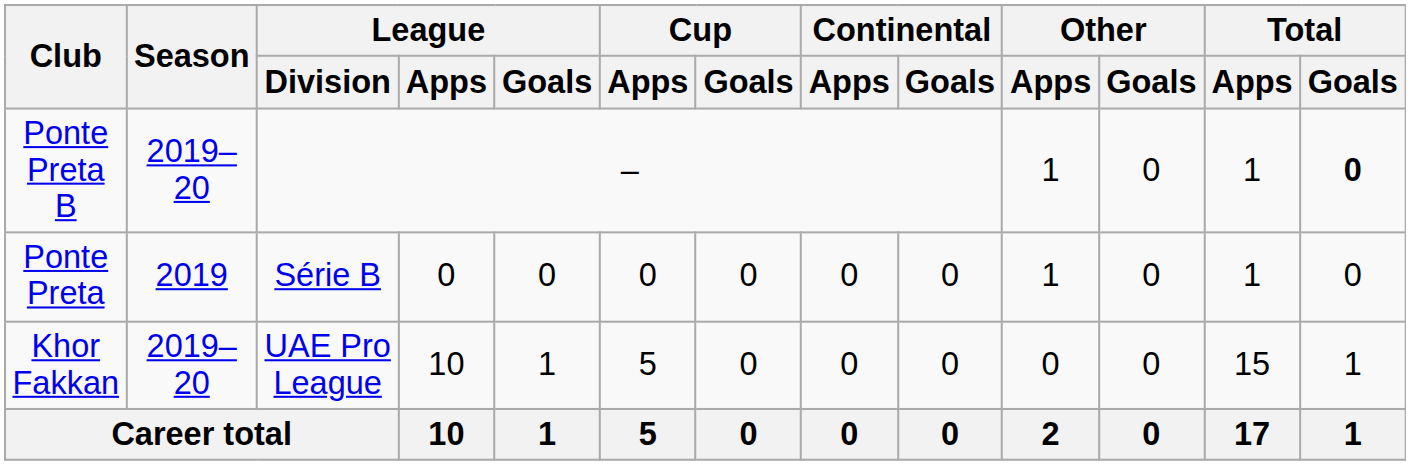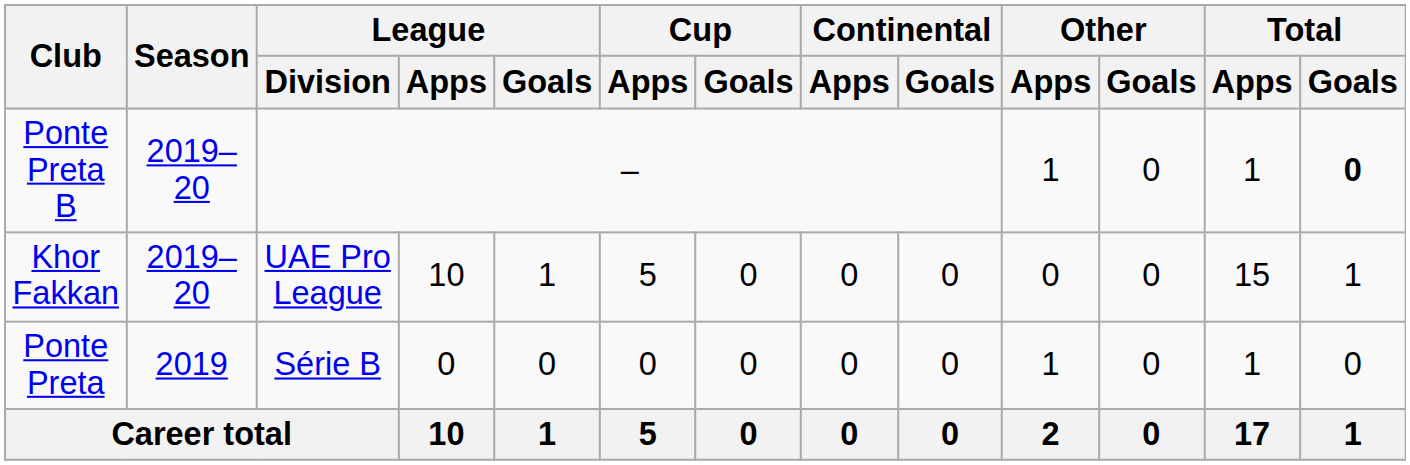rows swapped: (66, 276) <-> (66, 364)
